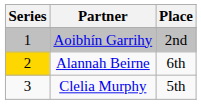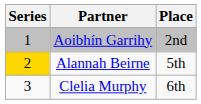(176, 63) 6th -> (176, 63) 5th
(176, 87) 5th -> (176, 87) 6th
